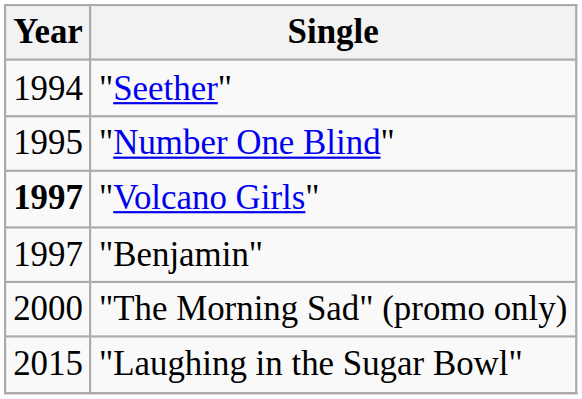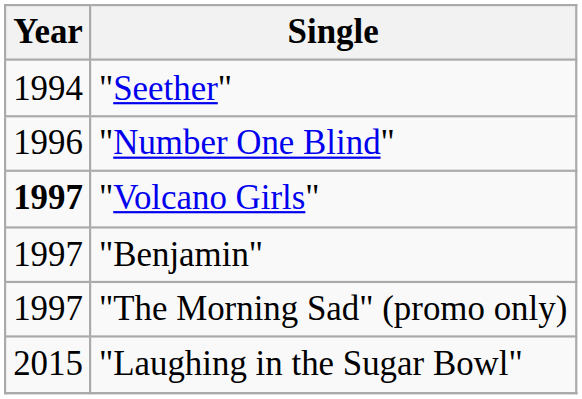(48, 142) 1995 -> (48, 142) 1996
(48, 308) 2000 -> (48, 308) 1997
